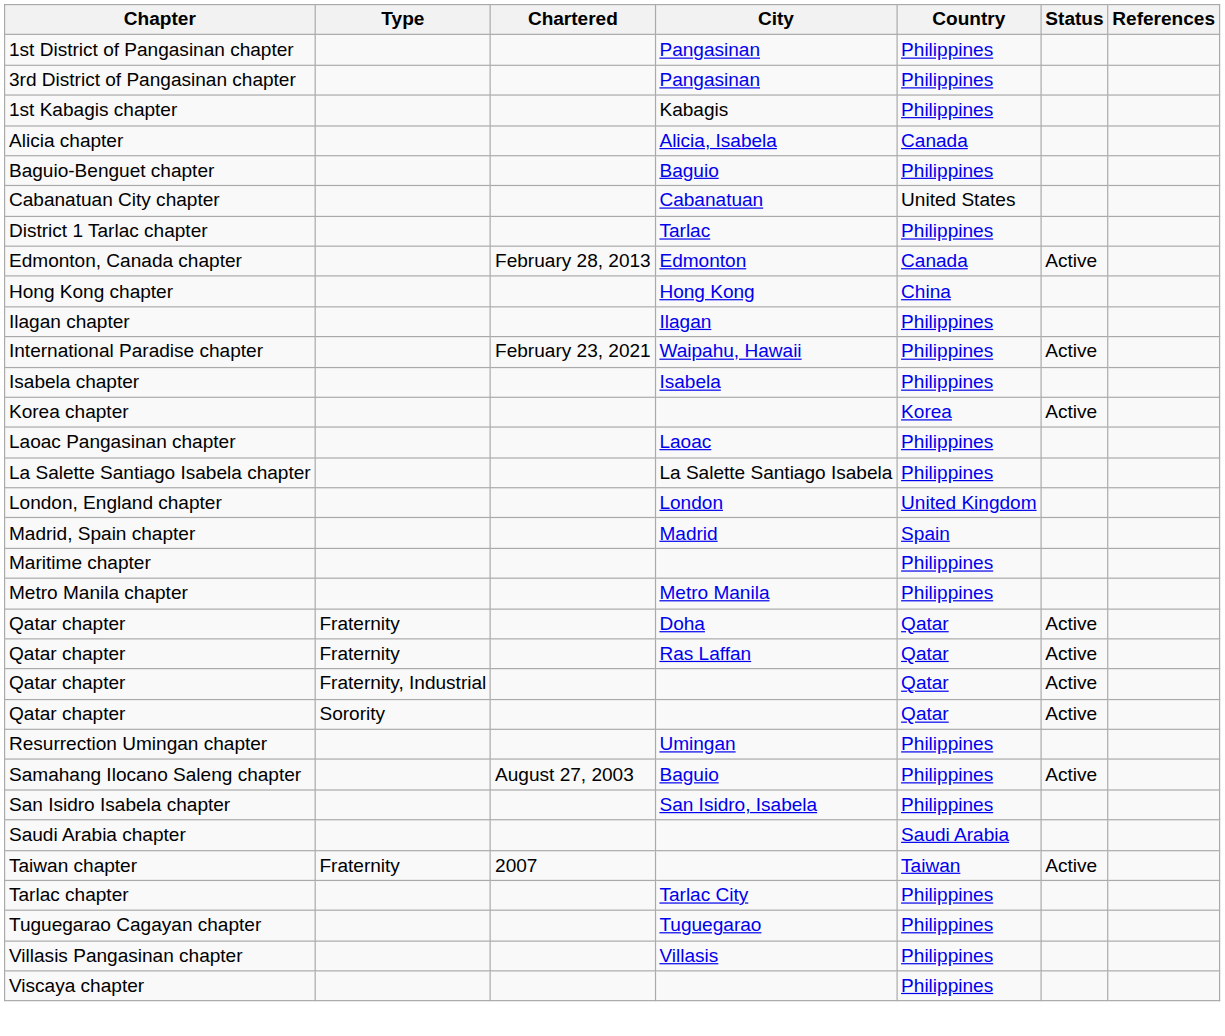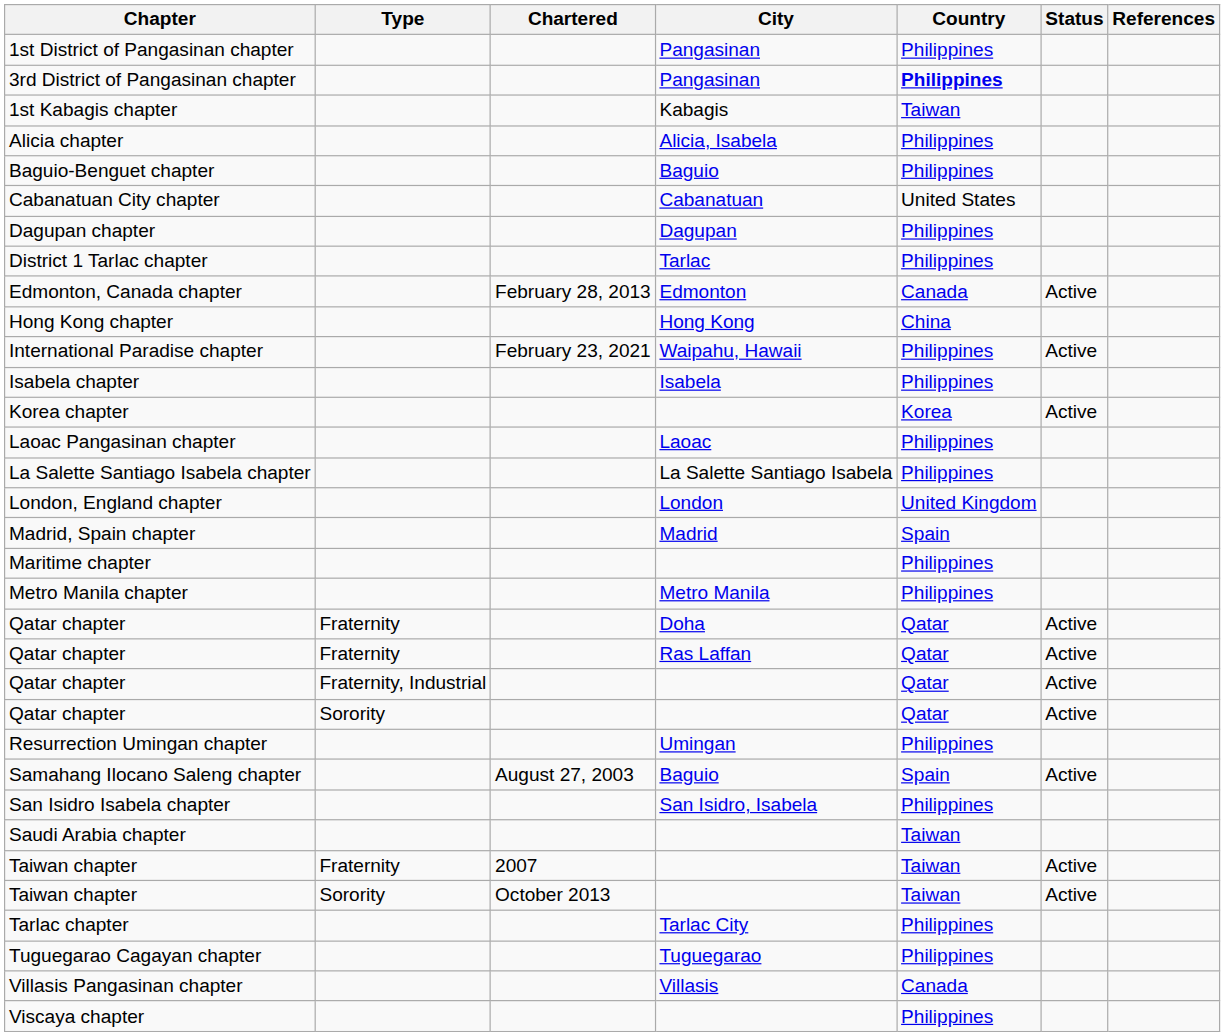(947, 79) normal -> (952, 79) bold
(947, 110) Philippines -> (931, 110) Taiwan
(934, 140) Canada -> (947, 140) Philippines
+ row: (82, 230)
- row: (69, 321)
(947, 774) Philippines -> (925, 774) Spain
(955, 834) Saudi Arabia -> (931, 834) Taiwan
+ row: (73, 895)
(947, 955) Philippines -> (934, 985) Canada
